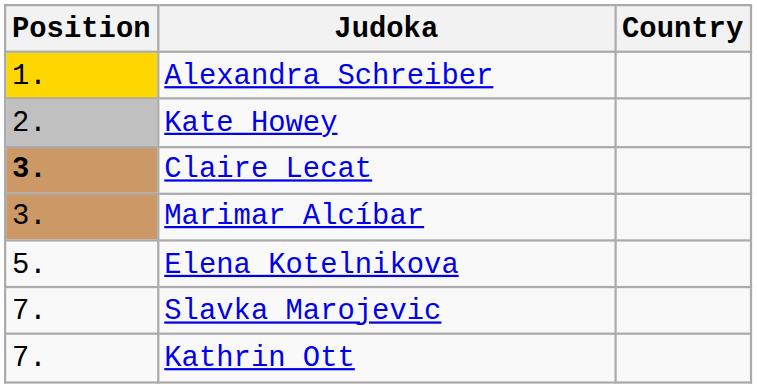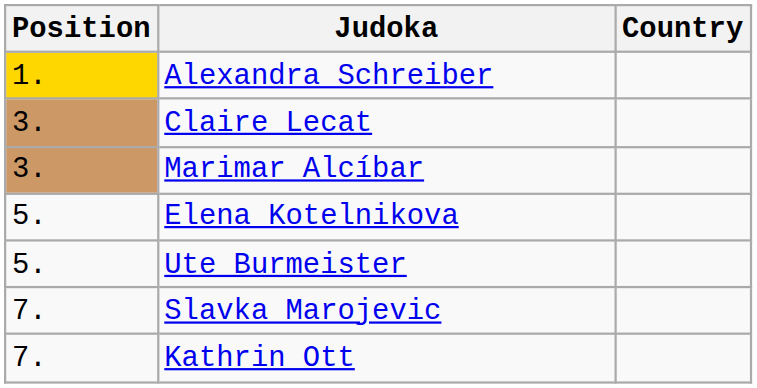- row: (251, 123)
(29, 170) bold -> (29, 123) normal
+ row: (286, 264)
